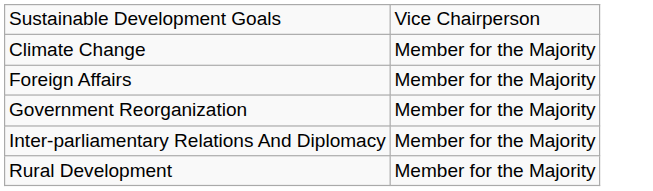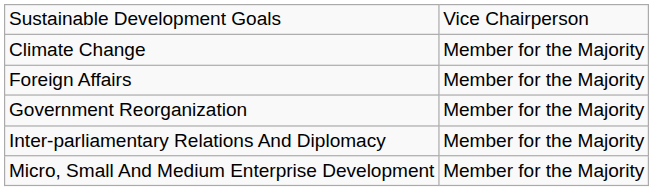+ row: (222, 170)
- row: (90, 170)
